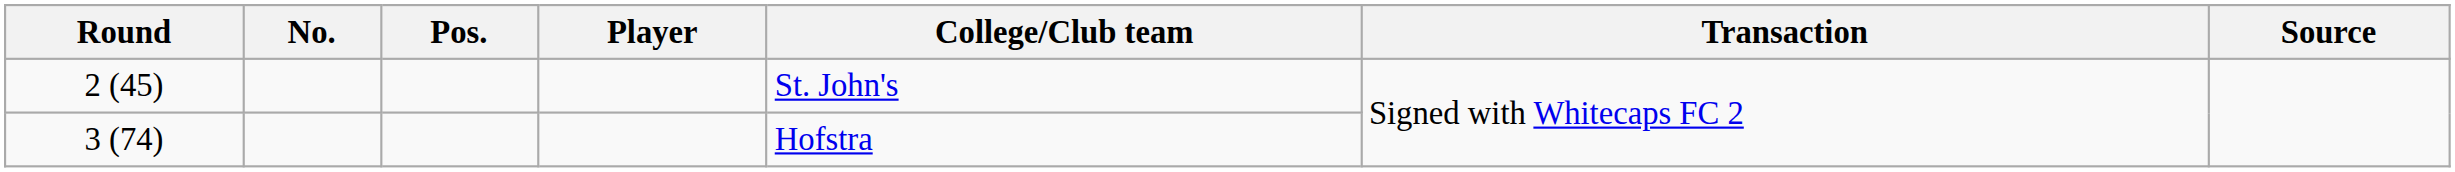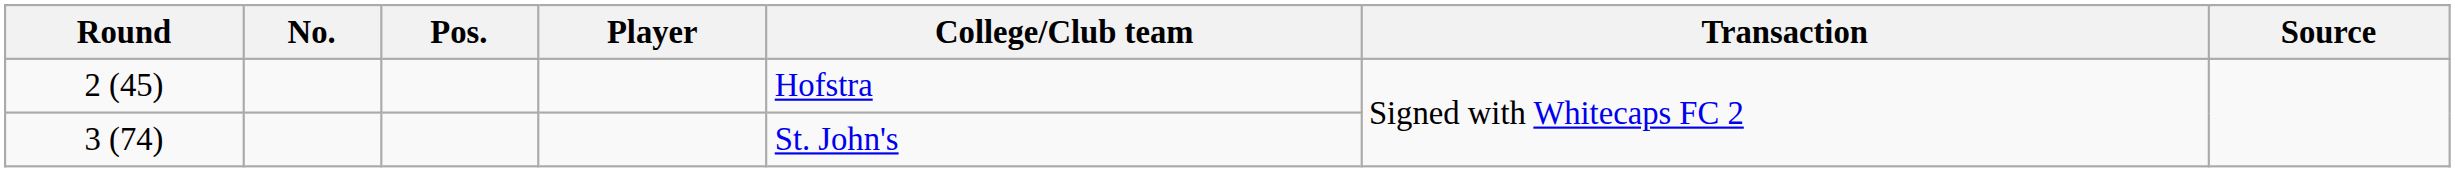(837, 85) St. John's -> (824, 85) Hofstra
(824, 139) Hofstra -> (837, 139) St. John's
